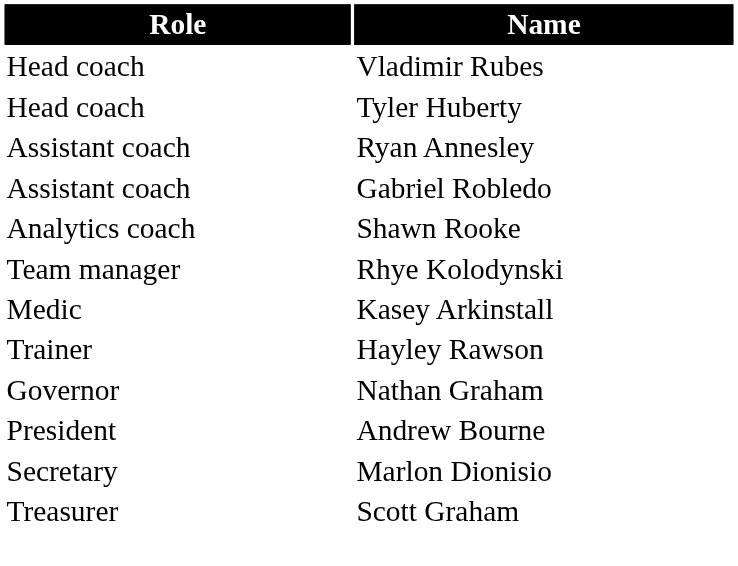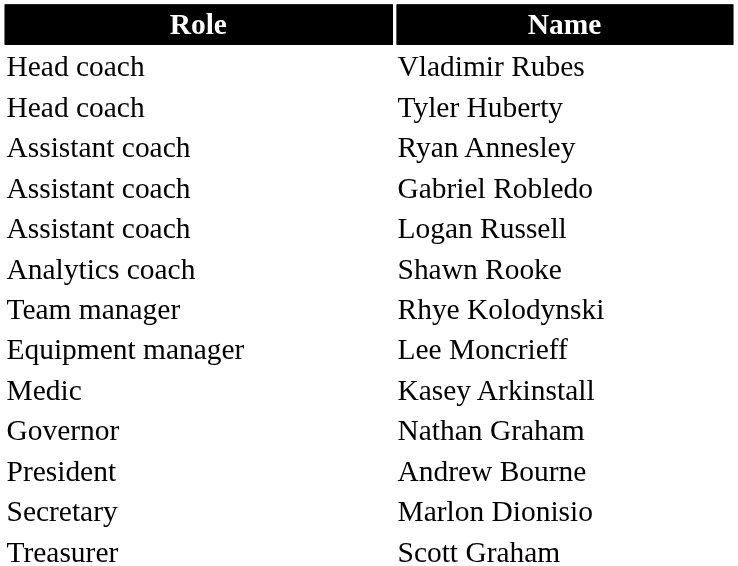+ row: (482, 228)
+ row: (483, 349)
- row: (450, 349)
